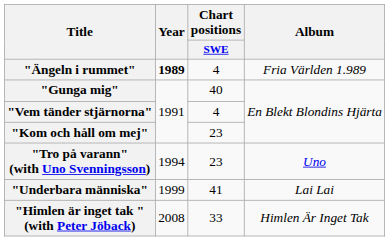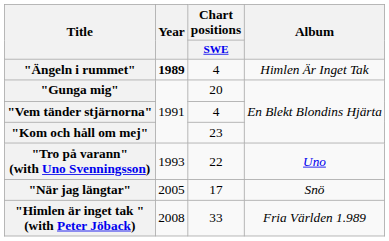(314, 69) Fria Världen 1.989 -> (314, 69) Himlen Är Inget Tak
(216, 90) 40 -> (216, 90) 20
(171, 161) 1994 -> (171, 161) 1993
(216, 161) 23 -> (216, 161) 22
- row: (80, 189)
+ row: (80, 189)
(314, 218) Himlen Är Inget Tak -> (314, 218) Fria Världen 1.989
